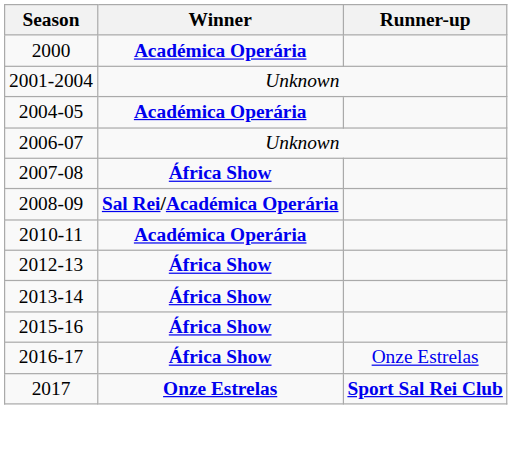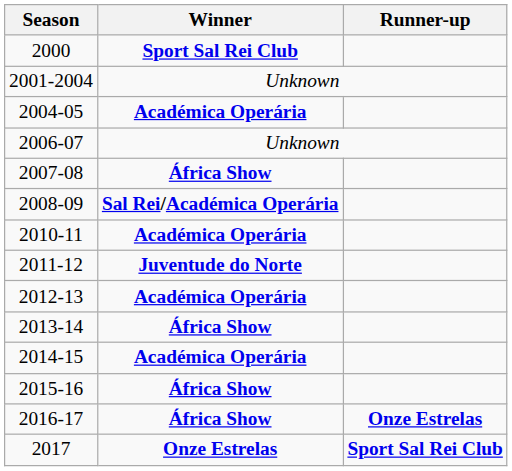(220, 50) Académica Operária -> (220, 50) Sport Sal Rei Club
+ row: (51, 265)
(220, 265) África Show -> (220, 296) Académica Operária
+ row: (51, 357)
(425, 357) normal -> (425, 419) bold
